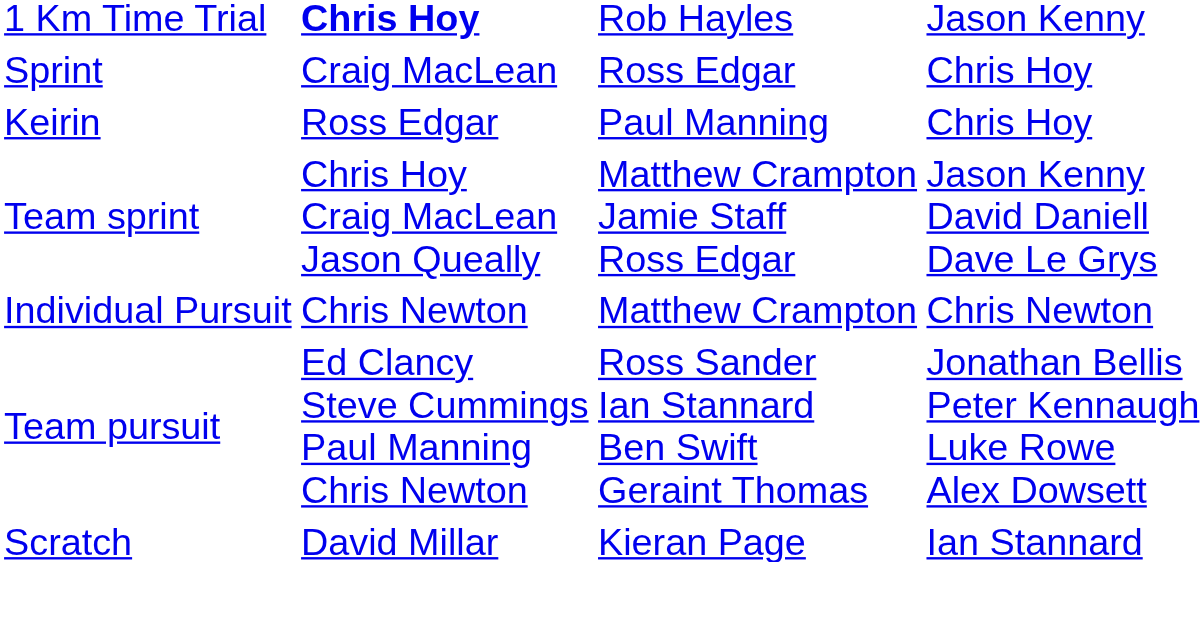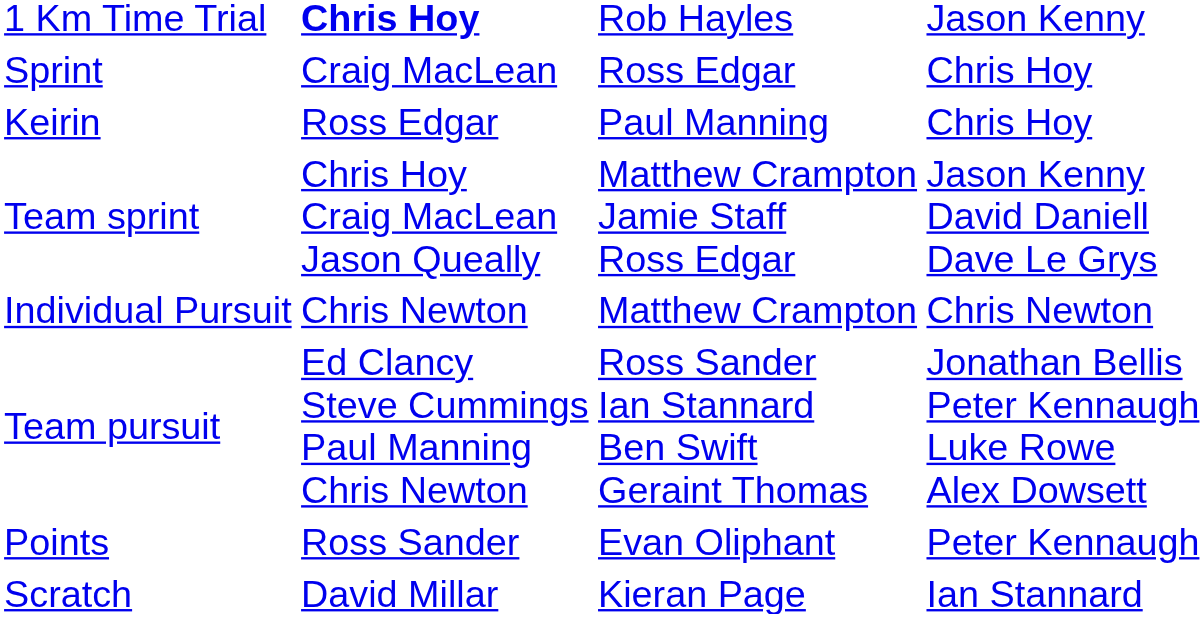+ row: (57, 542)
